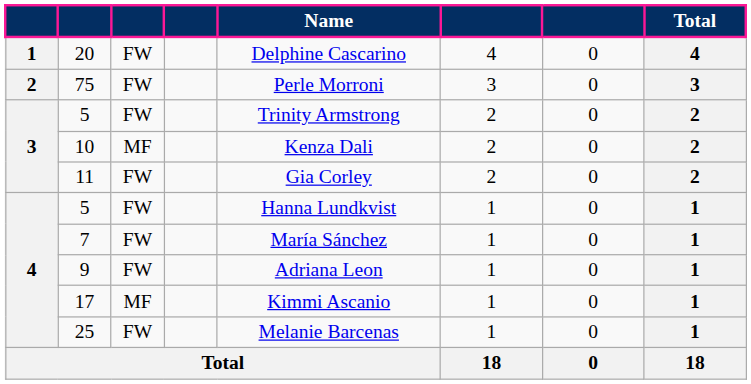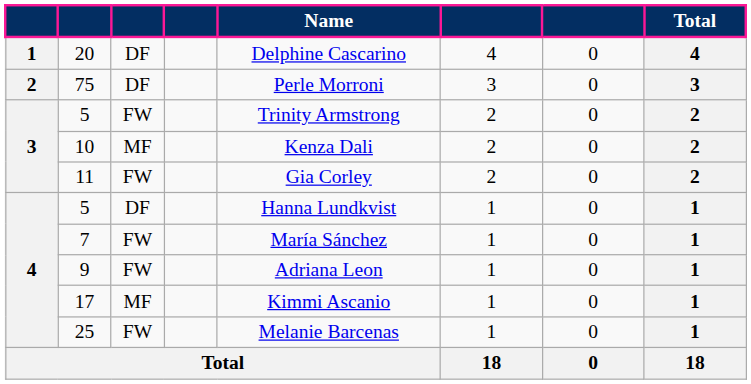(138, 53) FW -> (138, 53) DF
(138, 84) FW -> (138, 84) DF
(138, 208) FW -> (138, 208) DF
